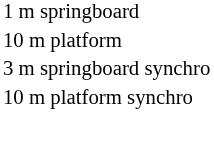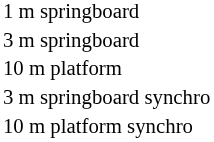+ row: (71, 40)
